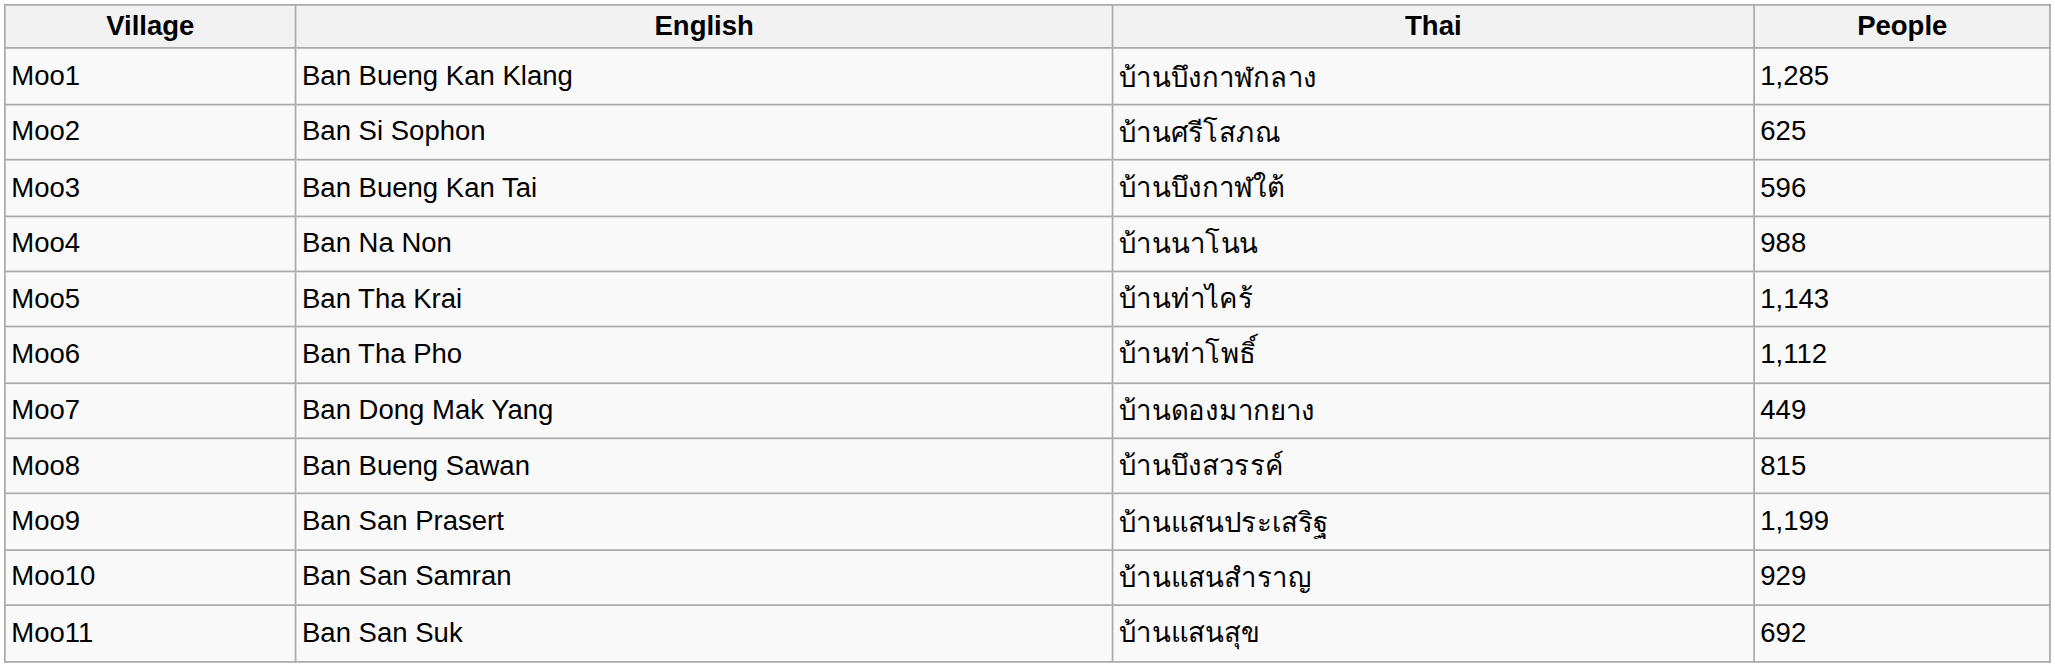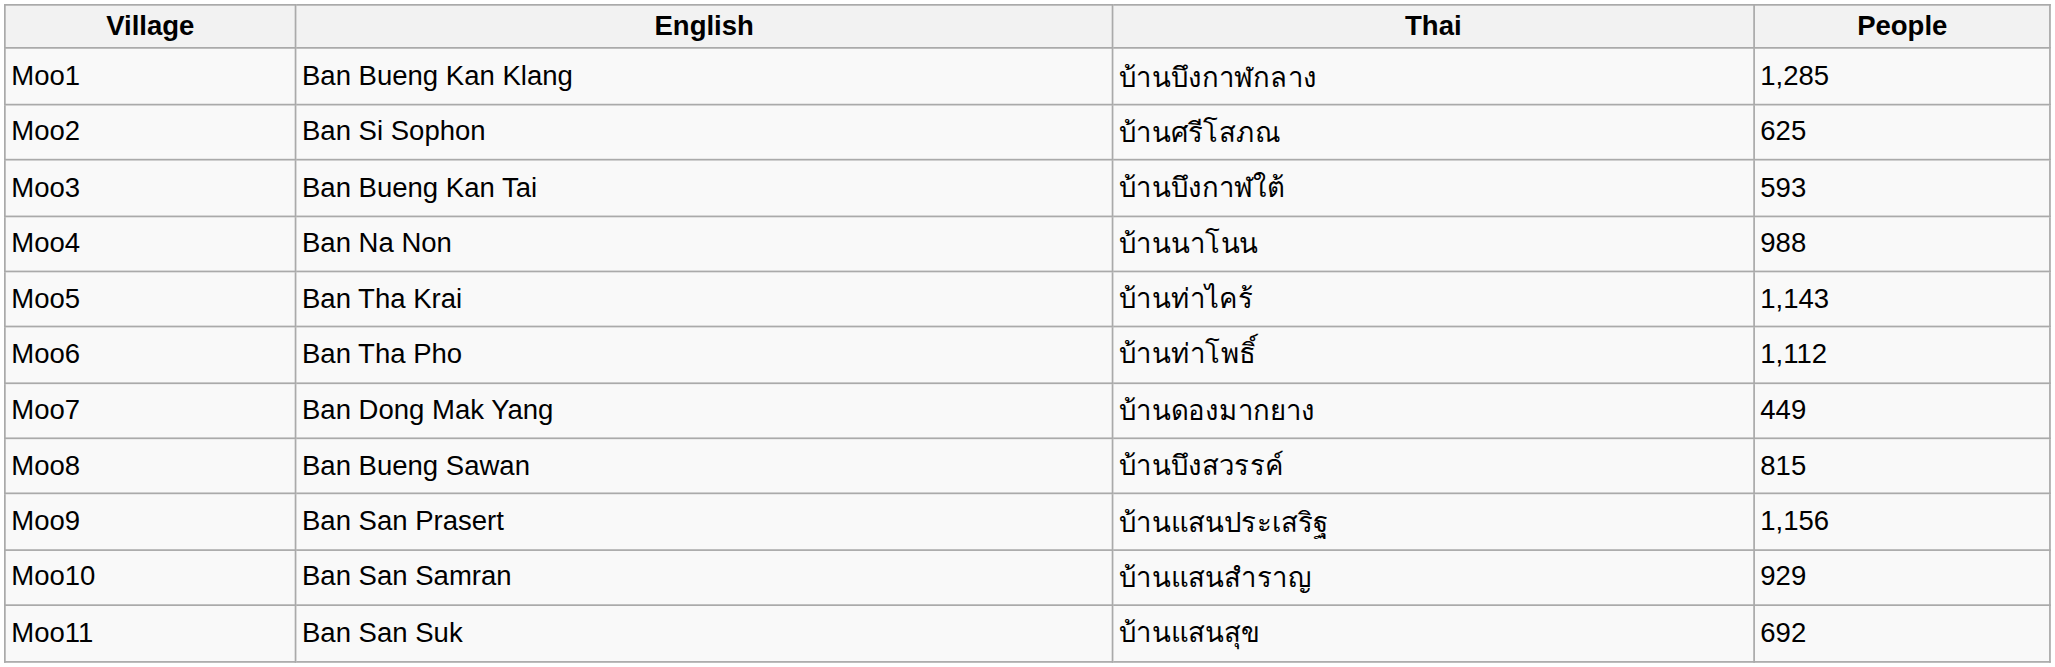(1783, 187) 596 -> (1783, 187) 593
(1795, 521) 1,199 -> (1795, 521) 1,156
